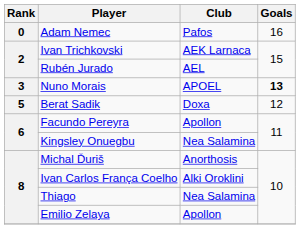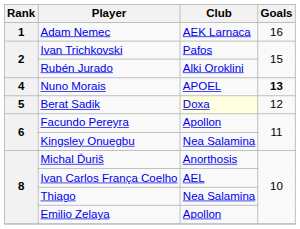(21, 31) 0 -> (21, 31) 1
(198, 31) Pafos -> (217, 31) AEK Larnaca
(217, 50) AEK Larnaca -> (198, 50) Pafos
(194, 68) AEL -> (213, 68) Alki Oroklini
(21, 86) 3 -> (21, 86) 4
(196, 104) no background -> (196, 104) lightyellow background
(213, 178) Alki Oroklini -> (194, 178) AEL
